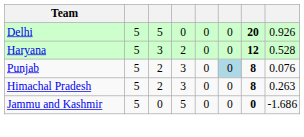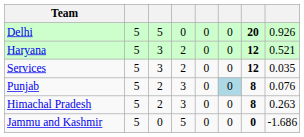(282, 50) 0.528 -> (282, 50) 0.521
+ row: (27, 68)
